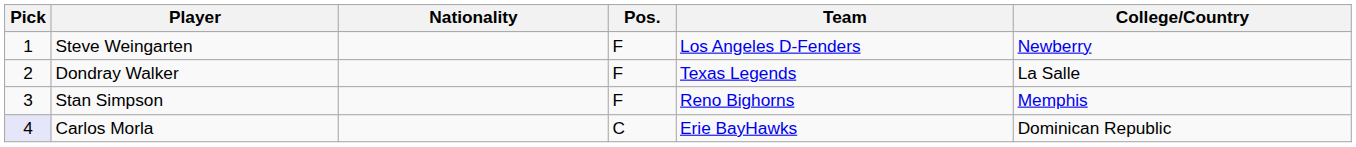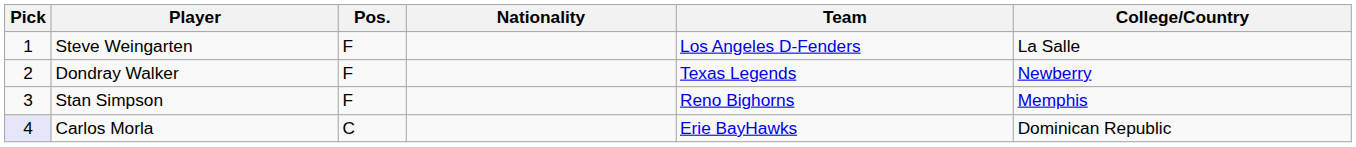columns swapped: (642, 18) <-> (473, 18)
(1055, 45) Newberry -> (1049, 45) La Salle
(1049, 73) La Salle -> (1055, 73) Newberry
